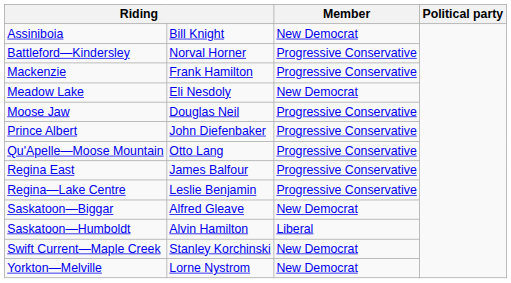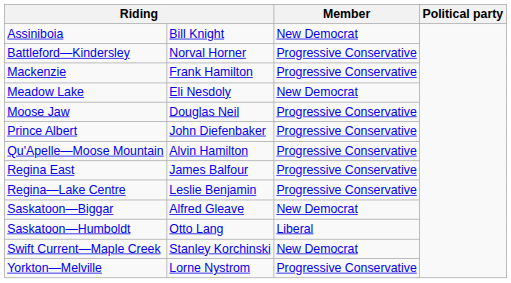(196, 151) Otto Lang -> (209, 151) Alvin Hamilton
(209, 229) Alvin Hamilton -> (196, 229) Otto Lang
(317, 268) New Democrat -> (347, 268) Progressive Conservative
